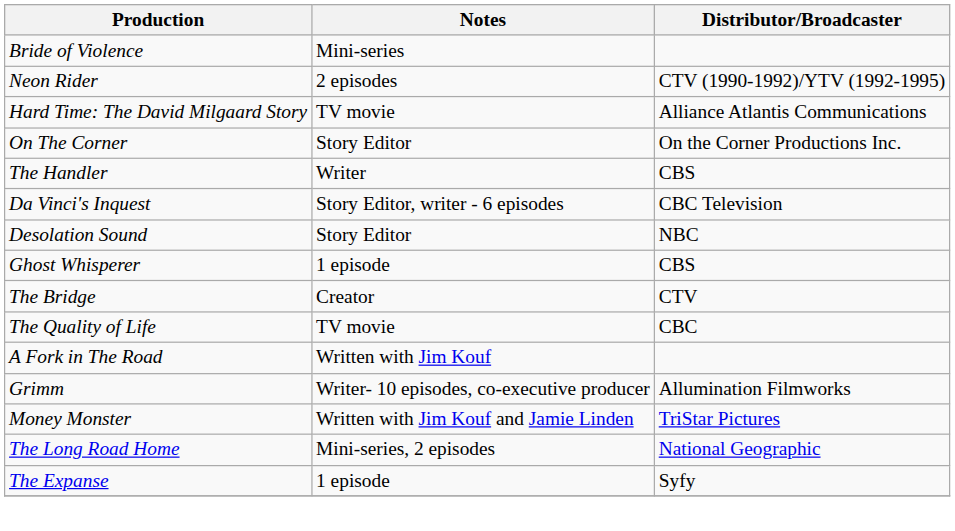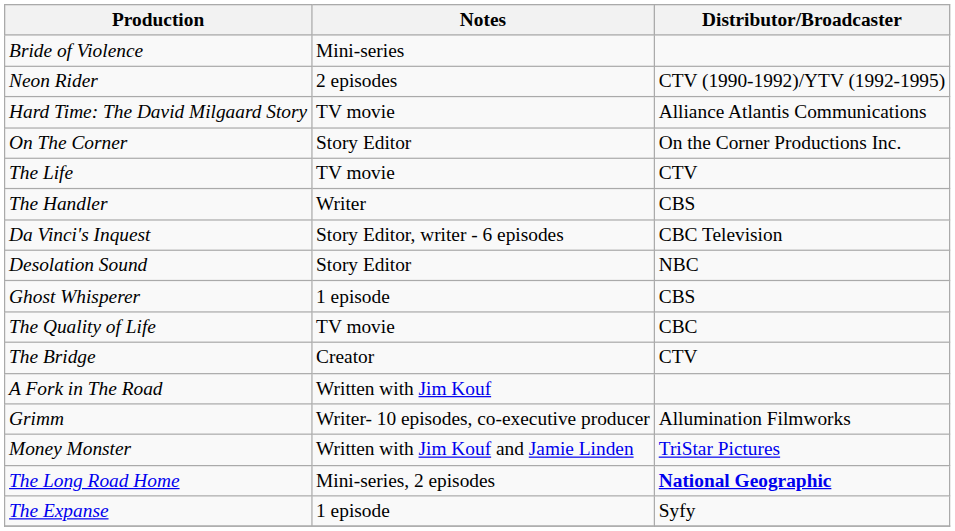+ row: (41, 173)
rows swapped: (82, 326) <-> (52, 296)
(740, 449) normal -> (745, 480) bold
